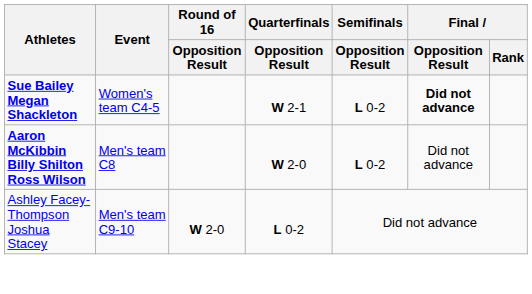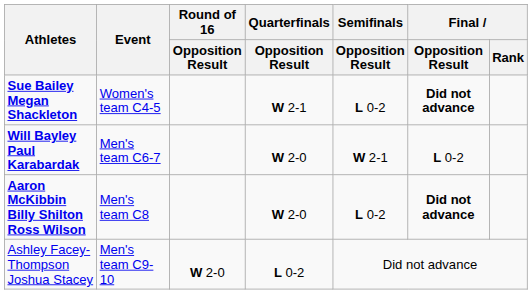+ row: (43, 150)
(448, 157) normal -> (448, 207) bold
